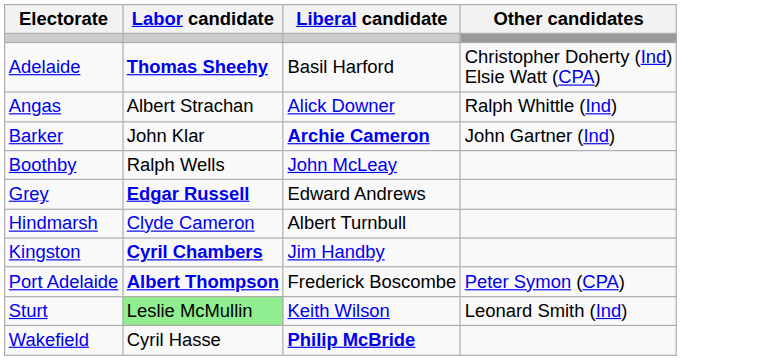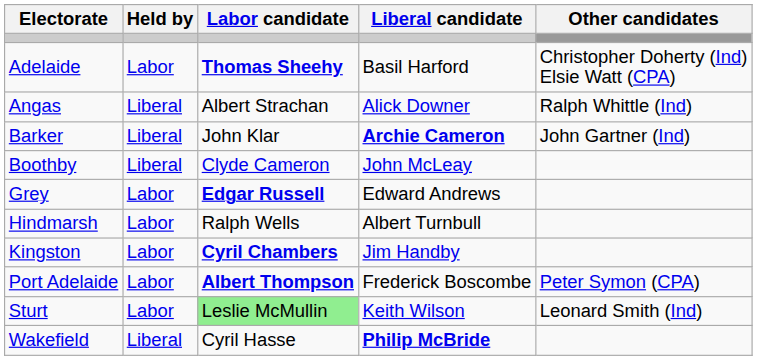+ column: (160, 19)
(176, 164) Ralph Wells -> (266, 164) Clyde Cameron
(191, 223) Clyde Cameron -> (251, 223) Ralph Wells
